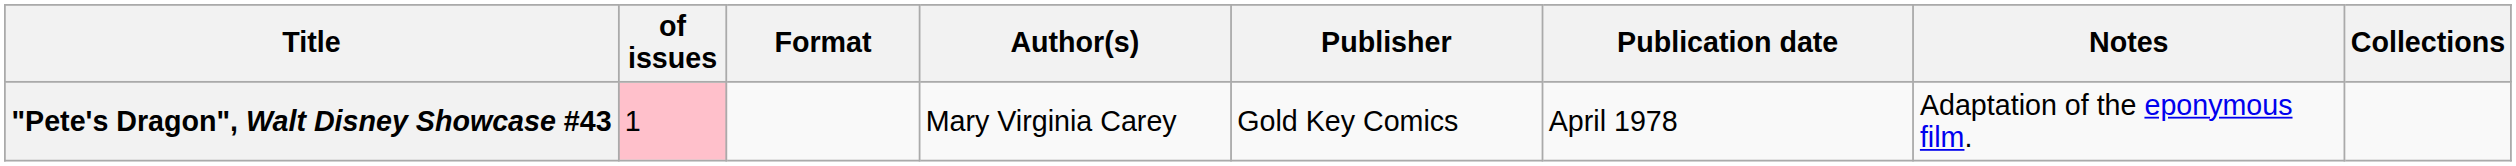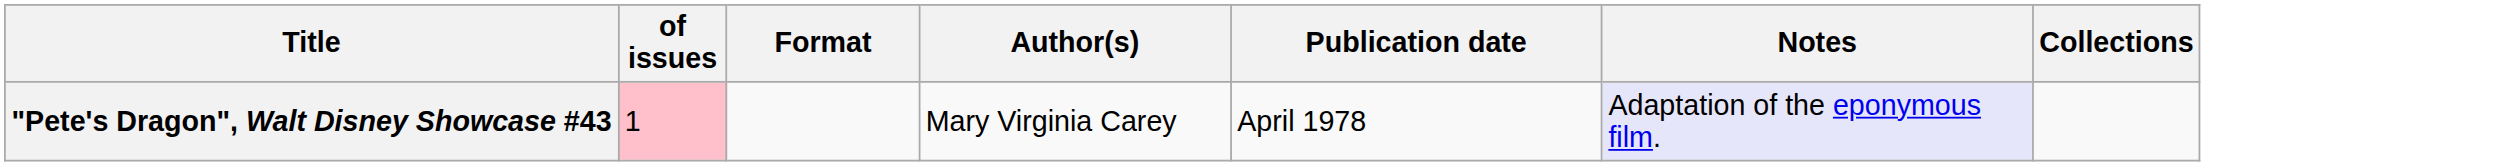- column: (1386, 43)
(2106, 120) no background -> (1795, 120) lavender background
